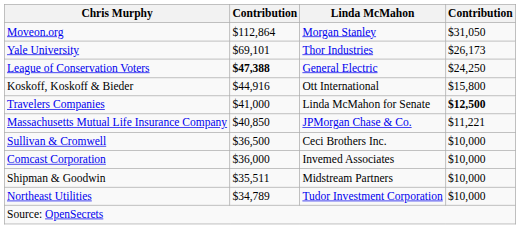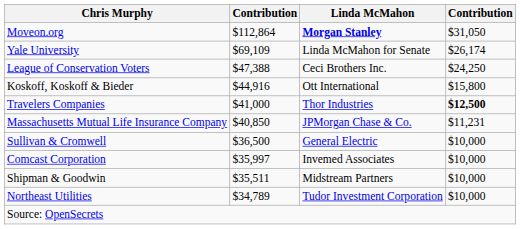(339, 31) normal -> (342, 31) bold
(251, 50) $69,101 -> (251, 50) $69,109
(338, 50) Thor Industries -> (366, 50) Linda McMahon for Senate
(467, 50) $26,173 -> (467, 50) $26,174
(251, 68) bold -> (251, 68) normal
(340, 68) General Electric -> (344, 68) Ceci Brothers Inc.
(366, 104) Linda McMahon for Senate -> (338, 104) Thor Industries
(467, 123) $11,221 -> (467, 123) $11,231
(344, 141) Ceci Brothers Inc. -> (340, 141) General Electric
(251, 159) $36,000 -> (251, 159) $35,997
